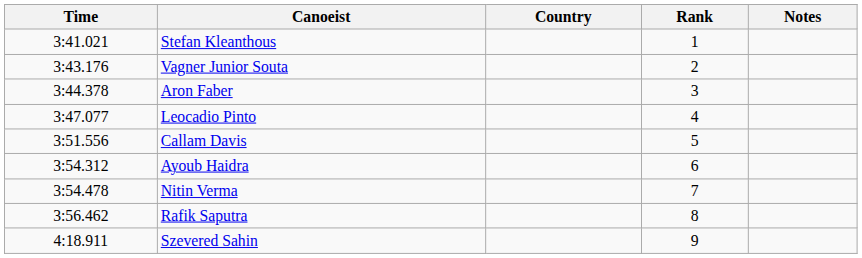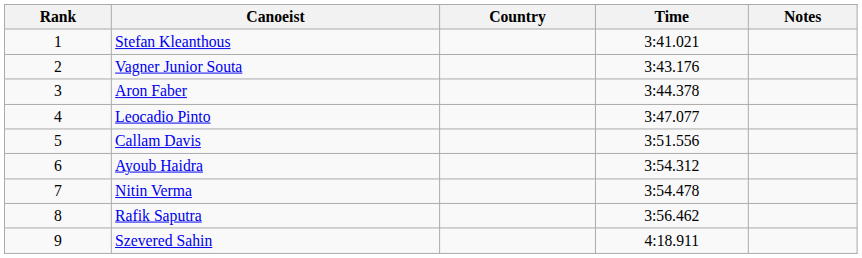columns swapped: (695, 16) <-> (81, 16)
